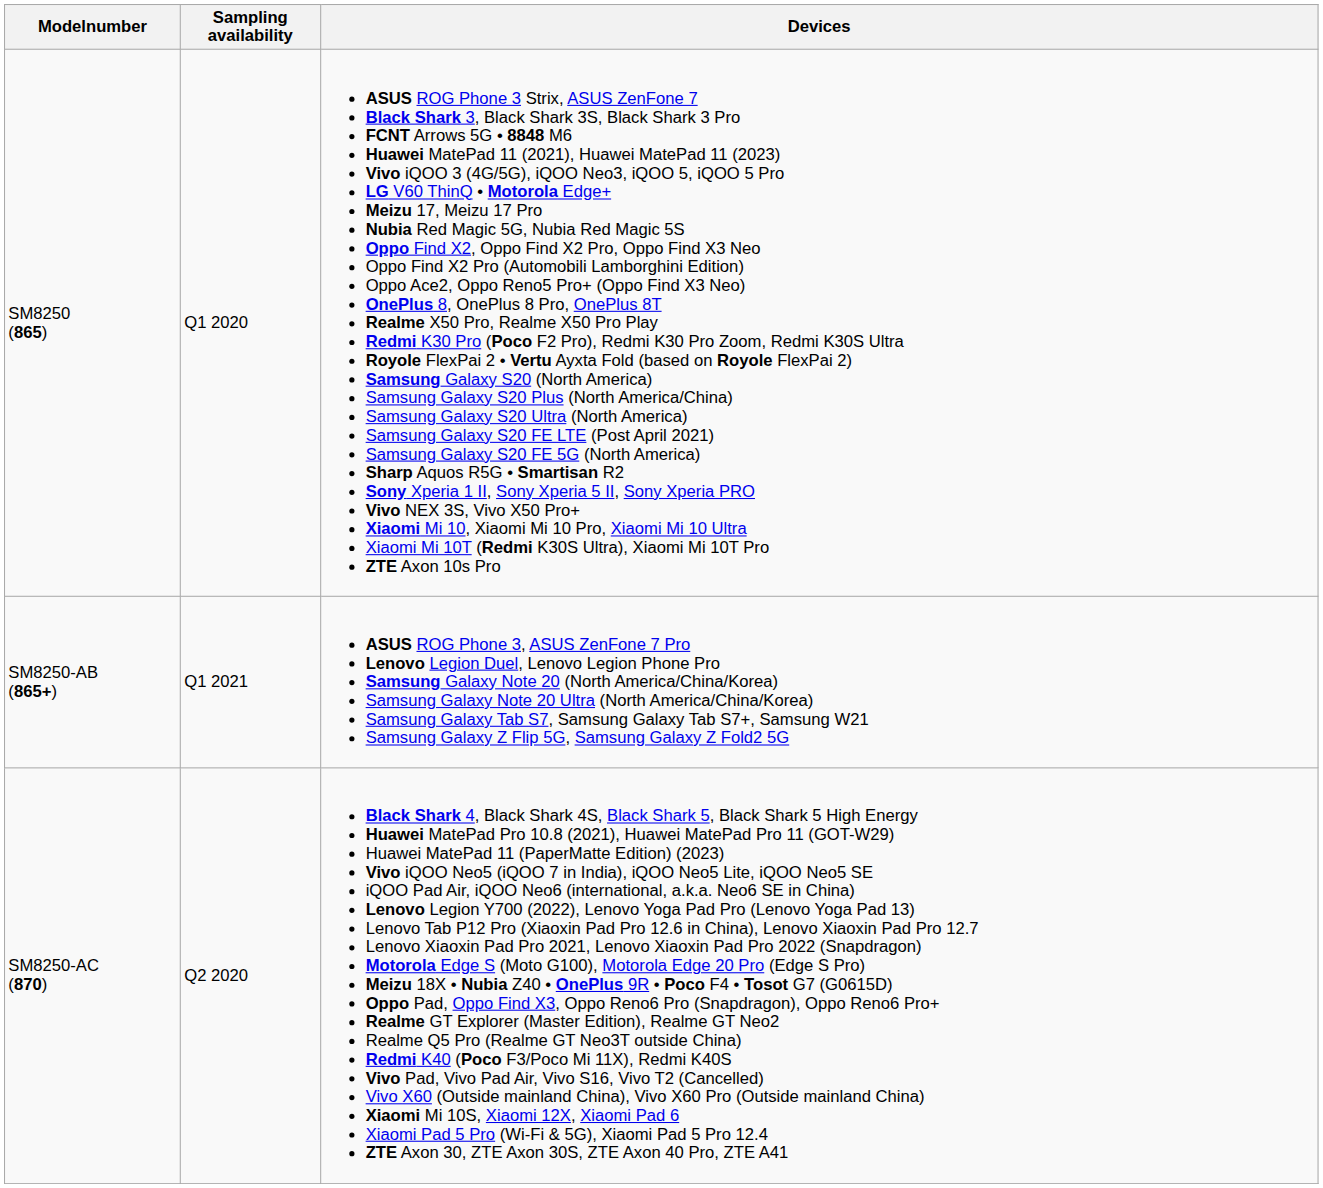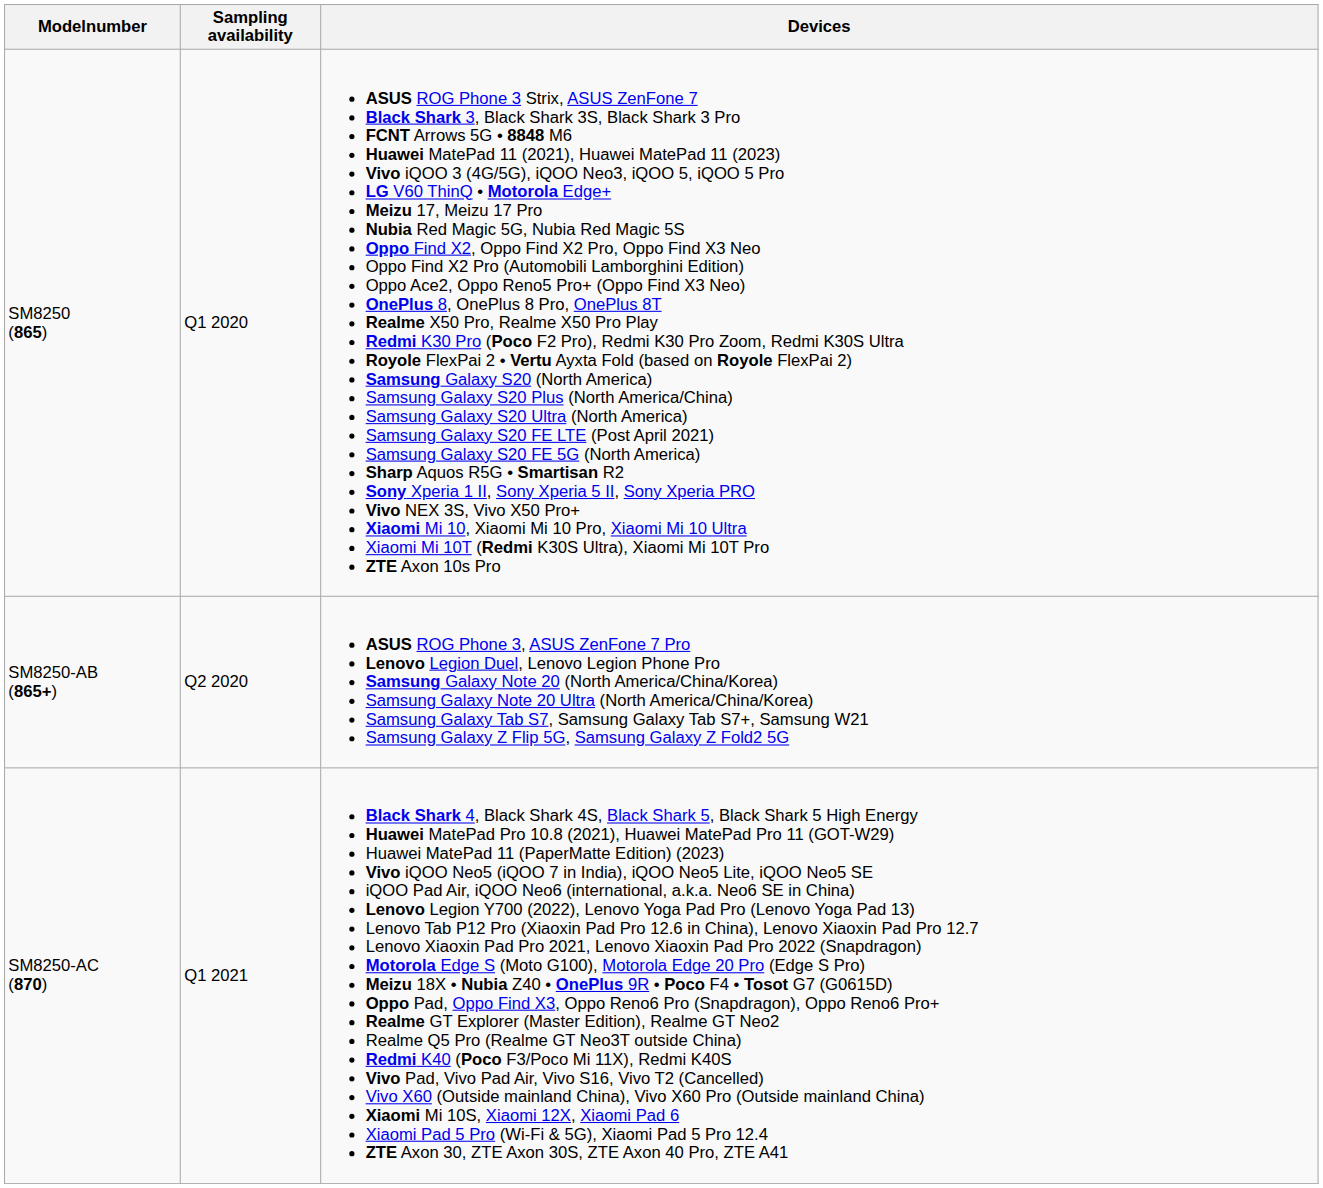(216, 681) Q1 2021 -> (216, 681) Q2 2020
(216, 975) Q2 2020 -> (216, 975) Q1 2021
